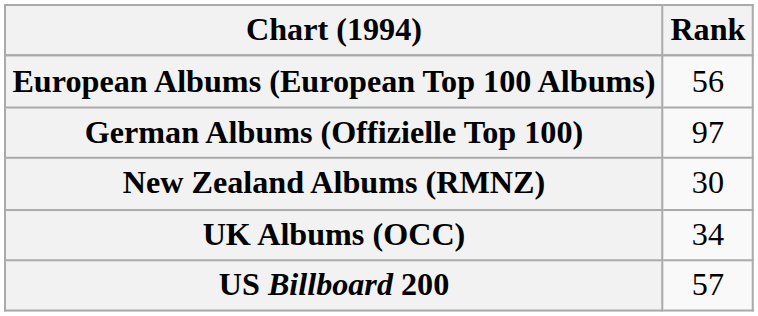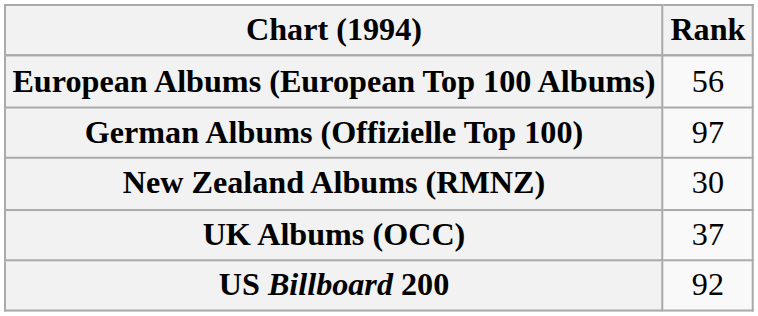(708, 234) 34 -> (708, 234) 37
(708, 285) 57 -> (708, 285) 92
